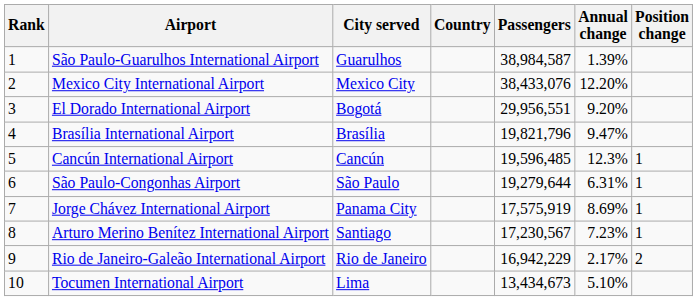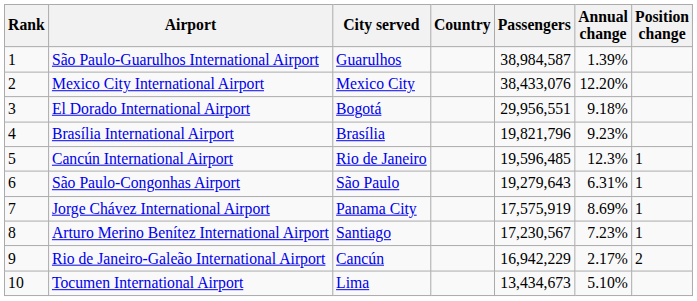(608, 109) 9.20% -> (608, 109) 9.18%
(608, 134) 9.47% -> (608, 134) 9.23%
(360, 158) Cancún -> (381, 158) Rio de Janeiro
(536, 183) 19,279,644 -> (536, 183) 19,279,643
(381, 258) Rio de Janeiro -> (360, 258) Cancún
